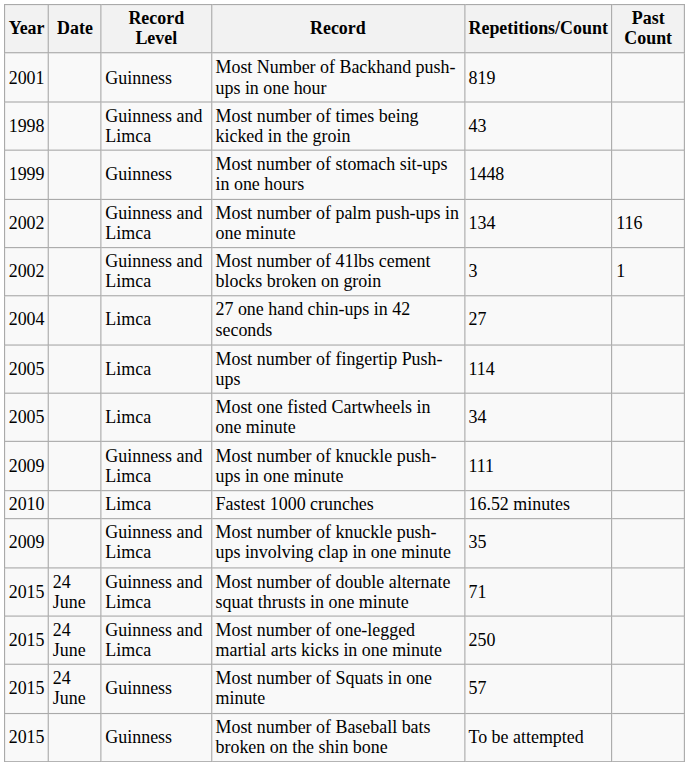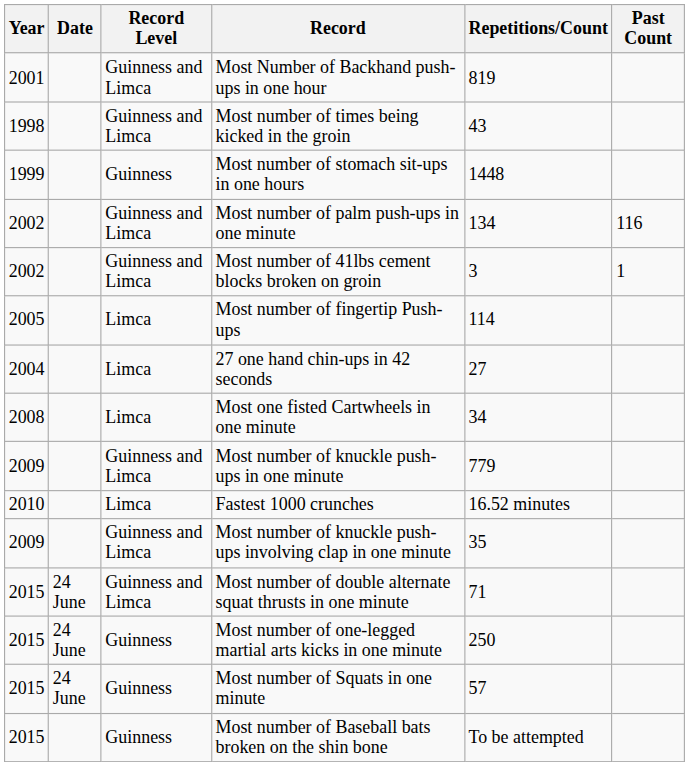(139, 77) Guinness -> (154, 77) Guinness and Limca
rows swapped: (313, 320) <-> (329, 368)
(27, 417) 2005 -> (27, 417) 2008
(481, 466) 111 -> (482, 466) 779
(154, 640) Guinness and Limca -> (139, 640) Guinness
